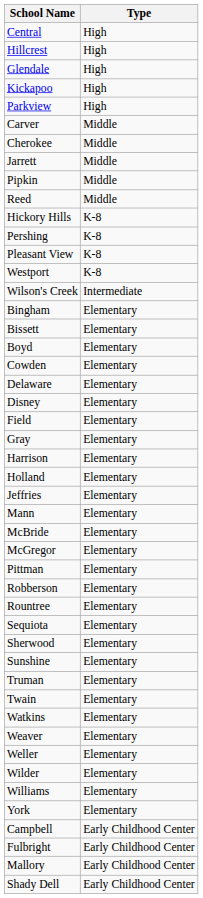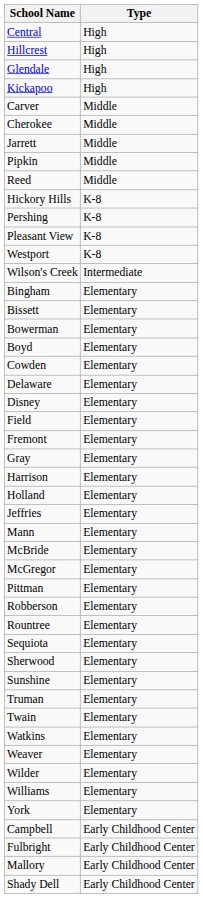- row: (29, 106)
+ row: (33, 328)
+ row: (27, 439)
- row: (22, 754)
